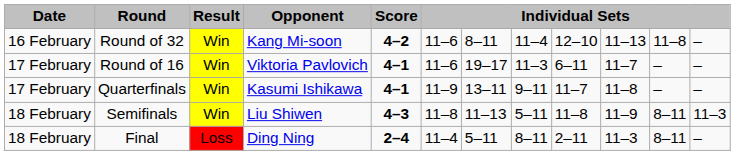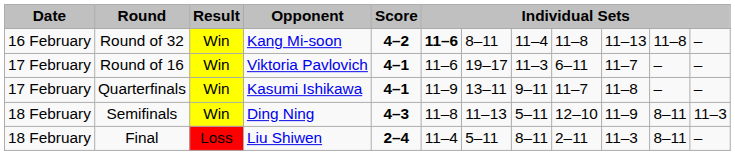(441, 41) normal -> (441, 41) bold
(576, 41) 12–10 -> (572, 41) 11–8
(285, 114) Liu Shiwen -> (281, 114) Ding Ning
(571, 114) 11–8 -> (576, 114) 12–10
(281, 138) Ding Ning -> (285, 138) Liu Shiwen
